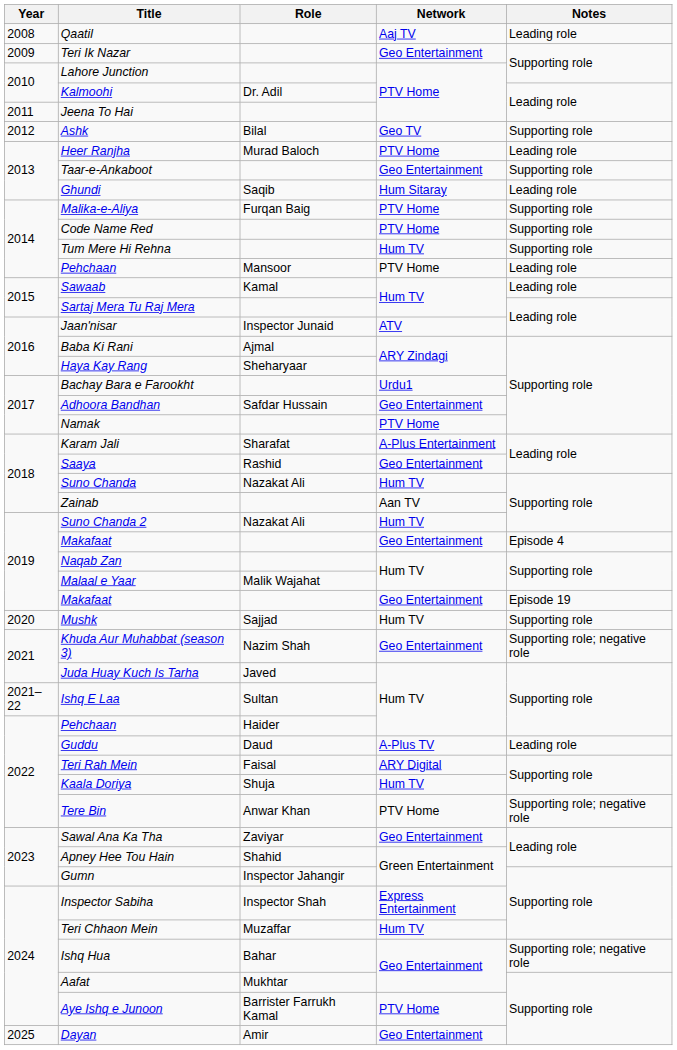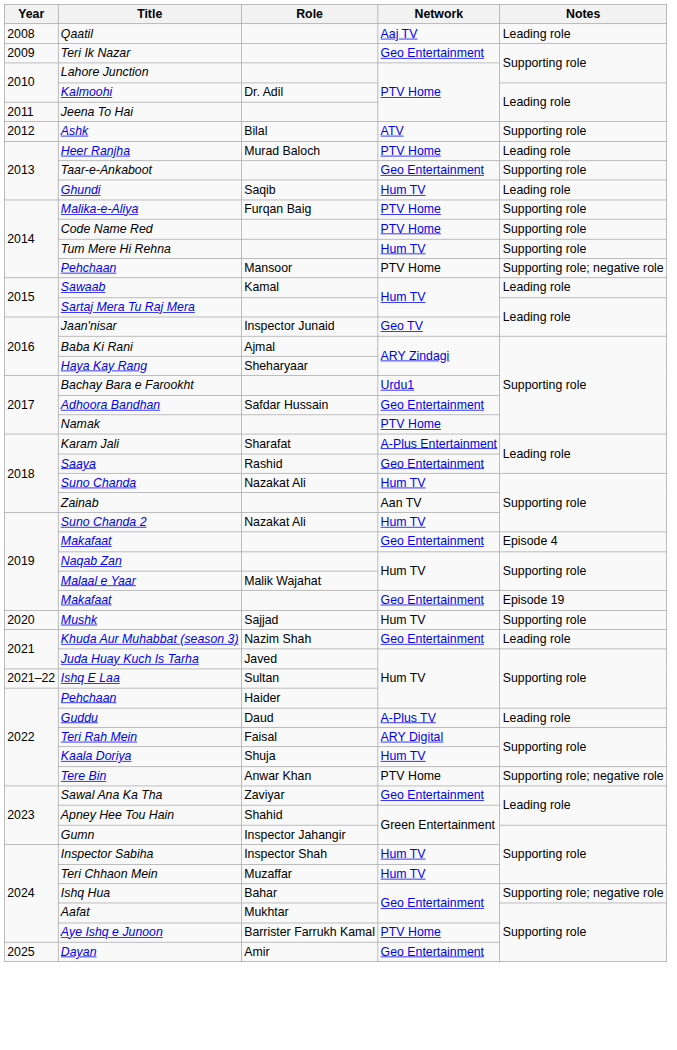(400, 131) Geo TV -> (392, 131) ATV
(413, 190) Hum Sitaray -> (403, 190) Hum TV
(543, 268) Leading role -> (583, 268) Supporting role; negative role
(391, 326) ATV -> (402, 326) Geo TV
(577, 646) Supporting role; negative role -> (537, 639) Leading role
(417, 902) Express Entertainment -> (403, 854) Hum TV
